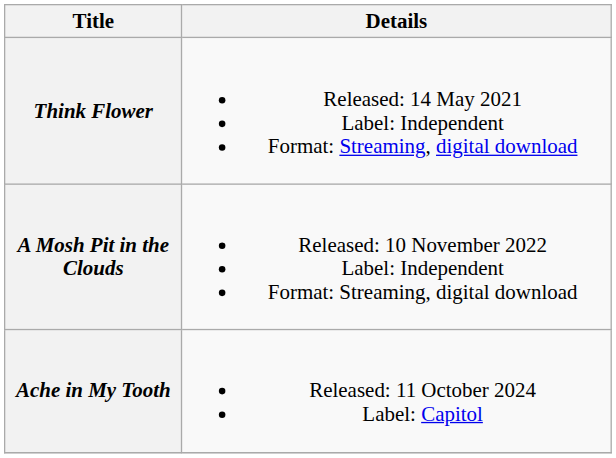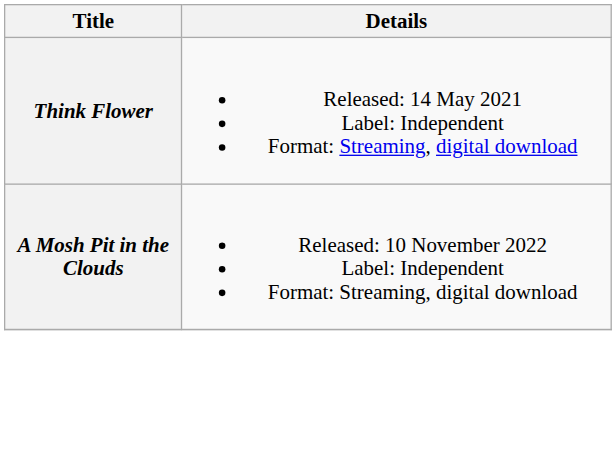- row: (93, 390)
